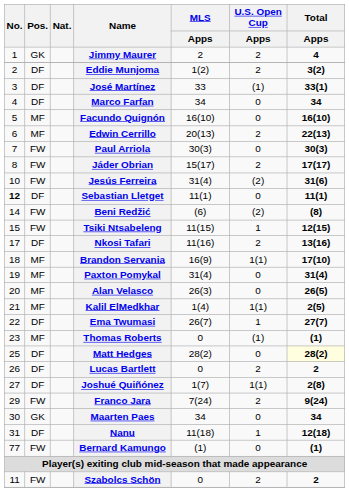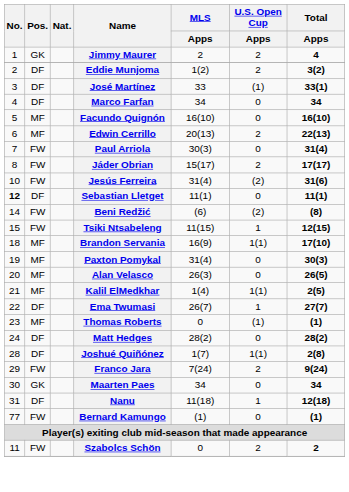(316, 149) 30(3) -> (316, 149) 31(4)
- row: (122, 243)
(316, 275) 31(4) -> (316, 259) 30(3)
(15, 353) 25 -> (15, 338) 24
(316, 353) lightyellow background -> (316, 338) no background
- row: (122, 369)
(15, 385) 27 -> (15, 353) 28
